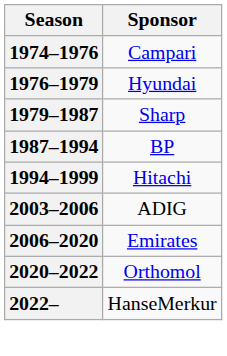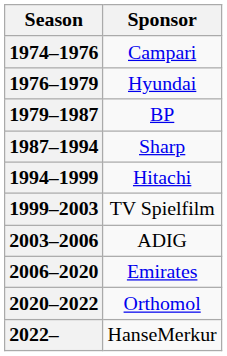(162, 114) Sharp -> (162, 114) BP
(162, 146) BP -> (162, 146) Sharp
+ row: (54, 209)
